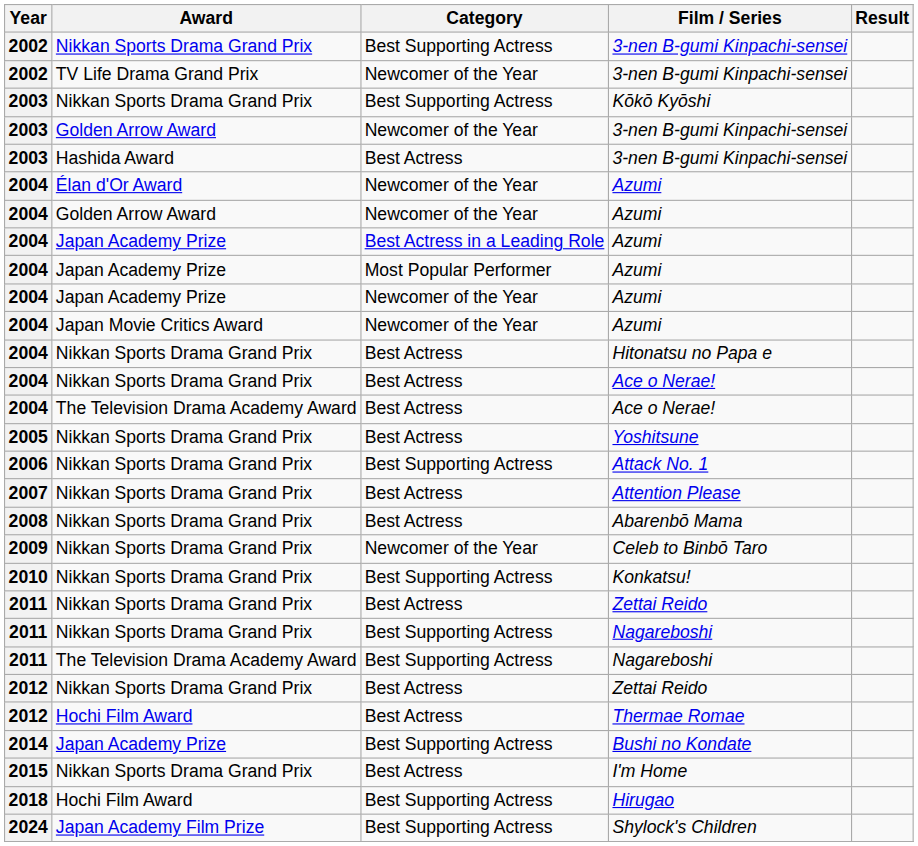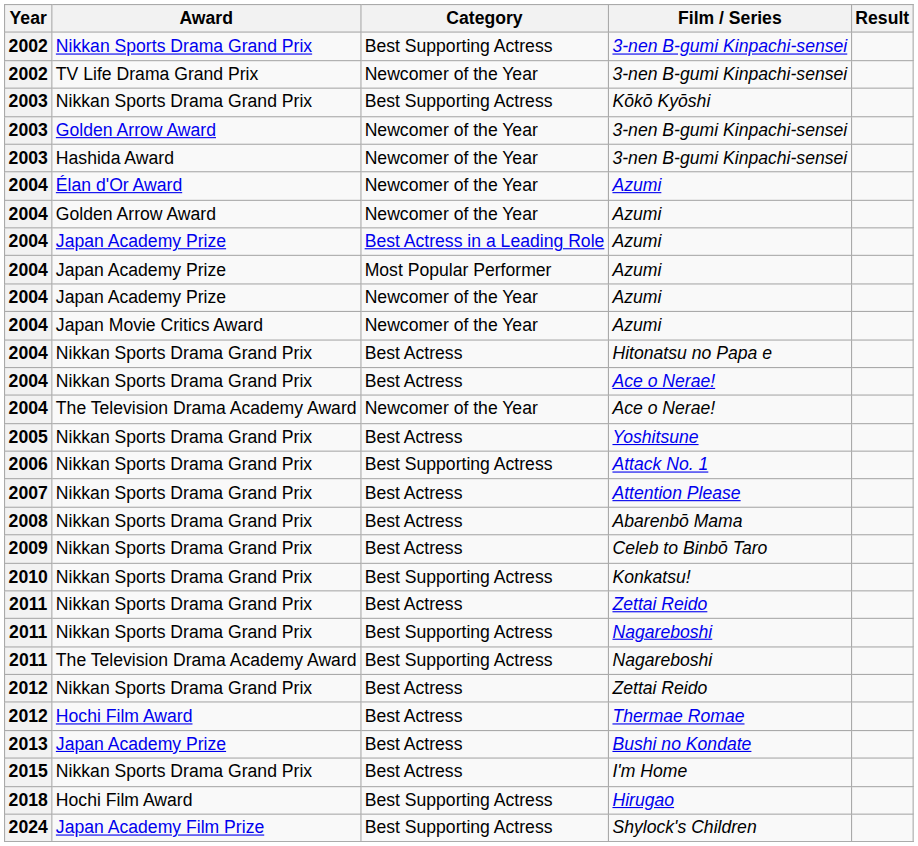(414, 158) Best Actress -> (451, 158) Newcomer of the Year
(414, 409) Best Actress -> (451, 409) Newcomer of the Year
(451, 548) Newcomer of the Year -> (414, 548) Best Actress
(28, 744) 2014 -> (28, 744) 2013
(459, 744) Best Supporting Actress -> (414, 744) Best Actress
